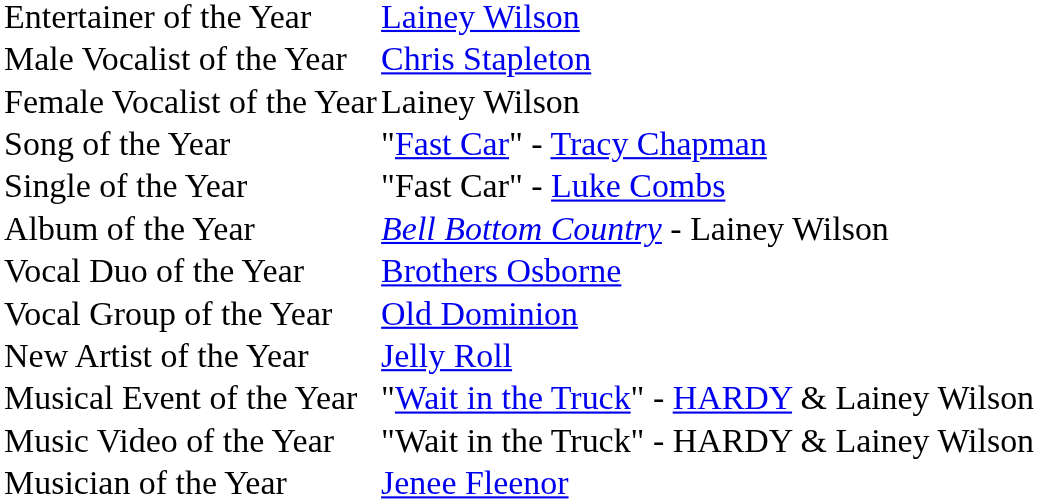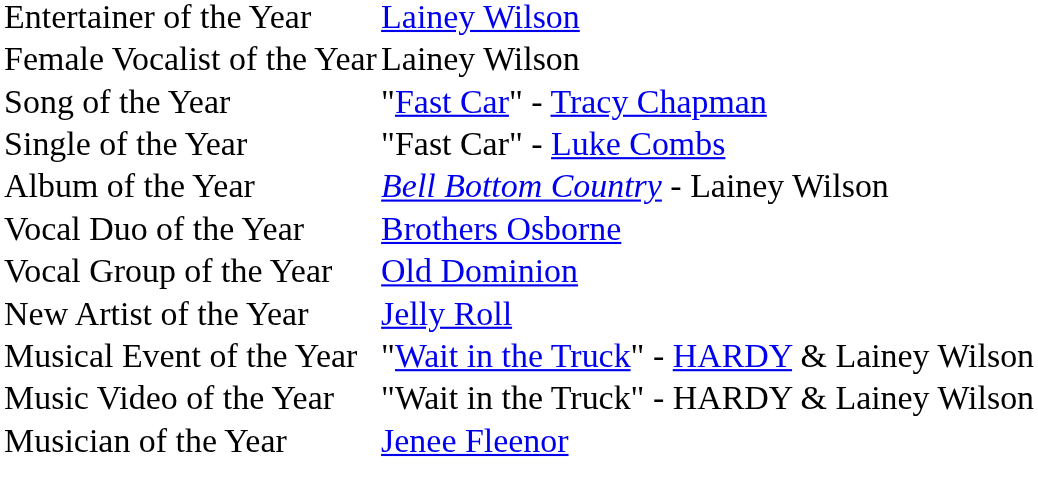- row: (175, 59)
